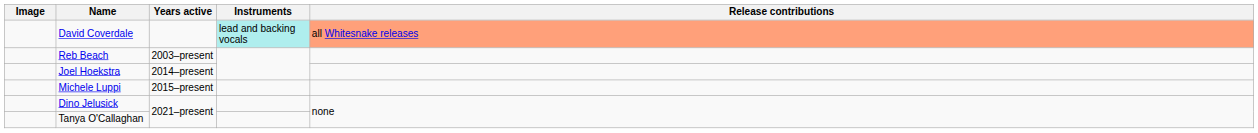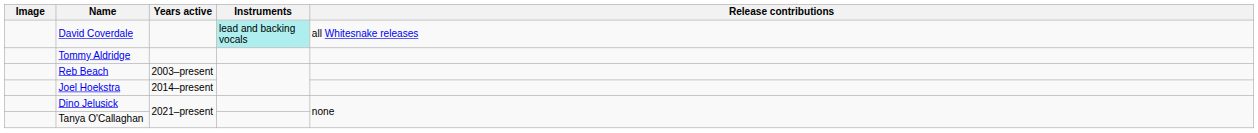(365, 34) lightsalmon background -> (365, 34) no background
+ row: (94, 55)
- row: (90, 87)
